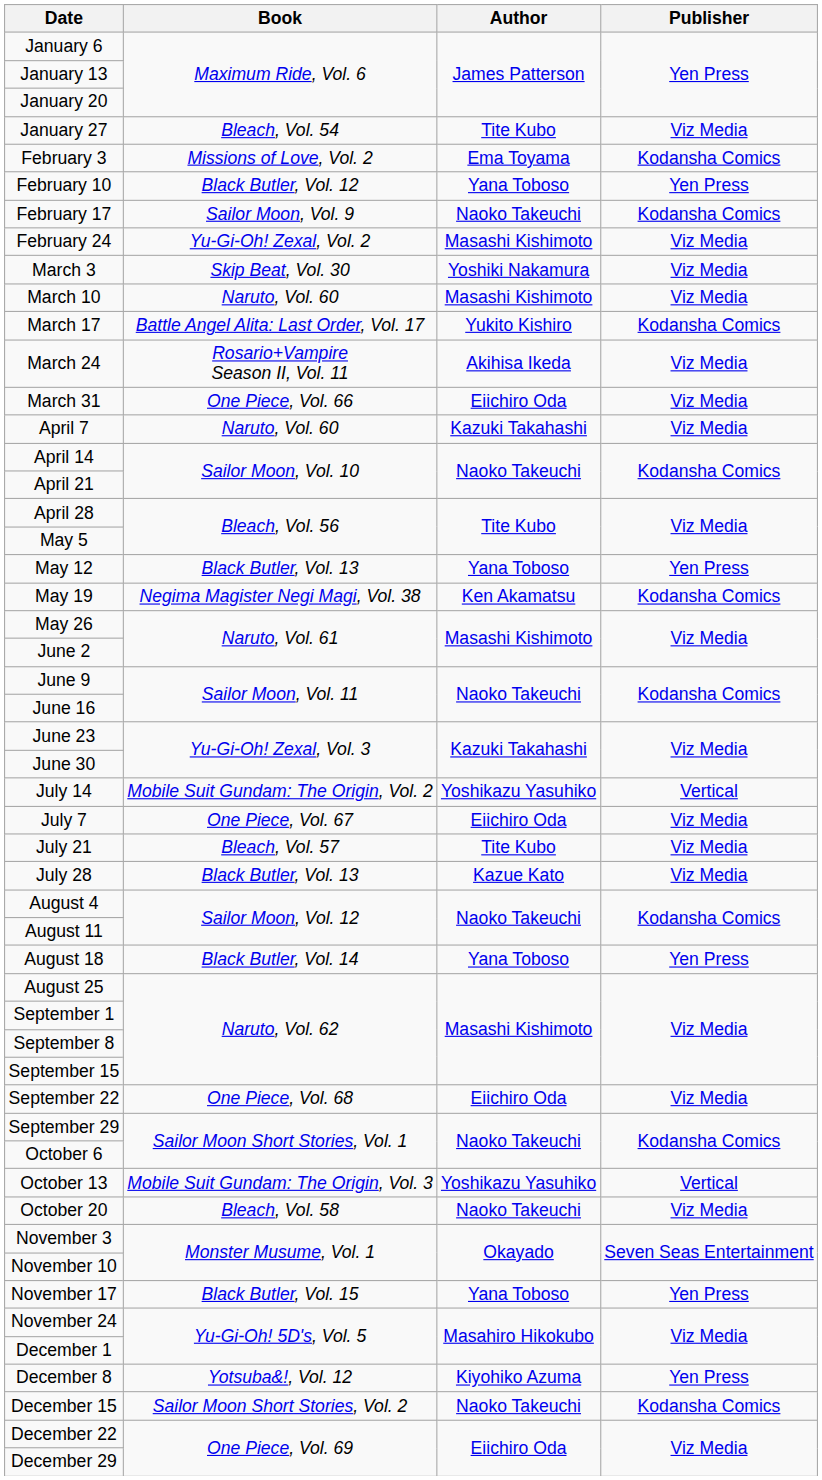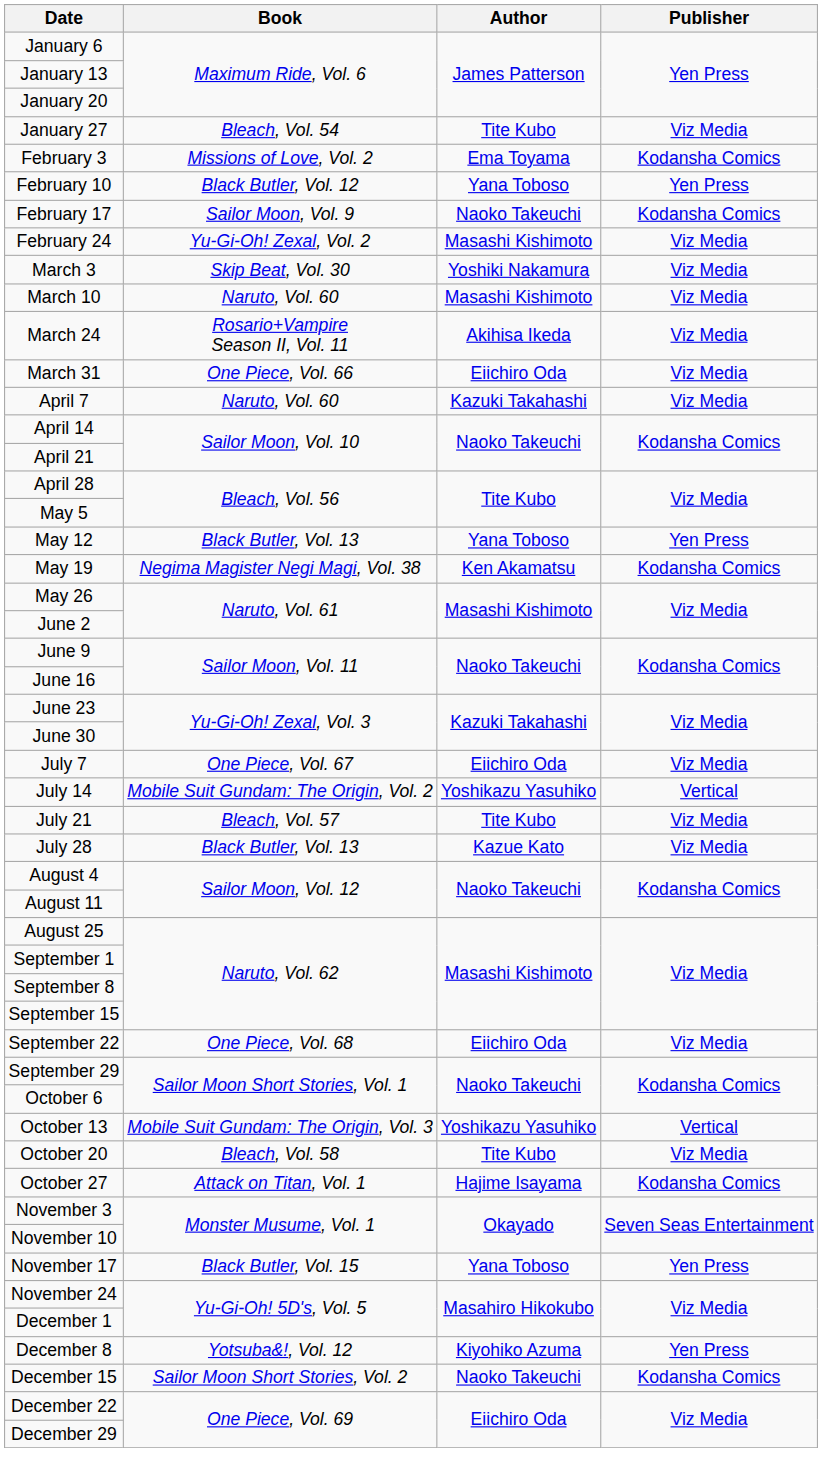- row: (64, 325)
rows swapped: (64, 819) <-> (64, 791)
- row: (64, 959)
(519, 1210) Naoko Takeuchi -> (519, 1154) Tite Kubo
+ row: (64, 1182)
